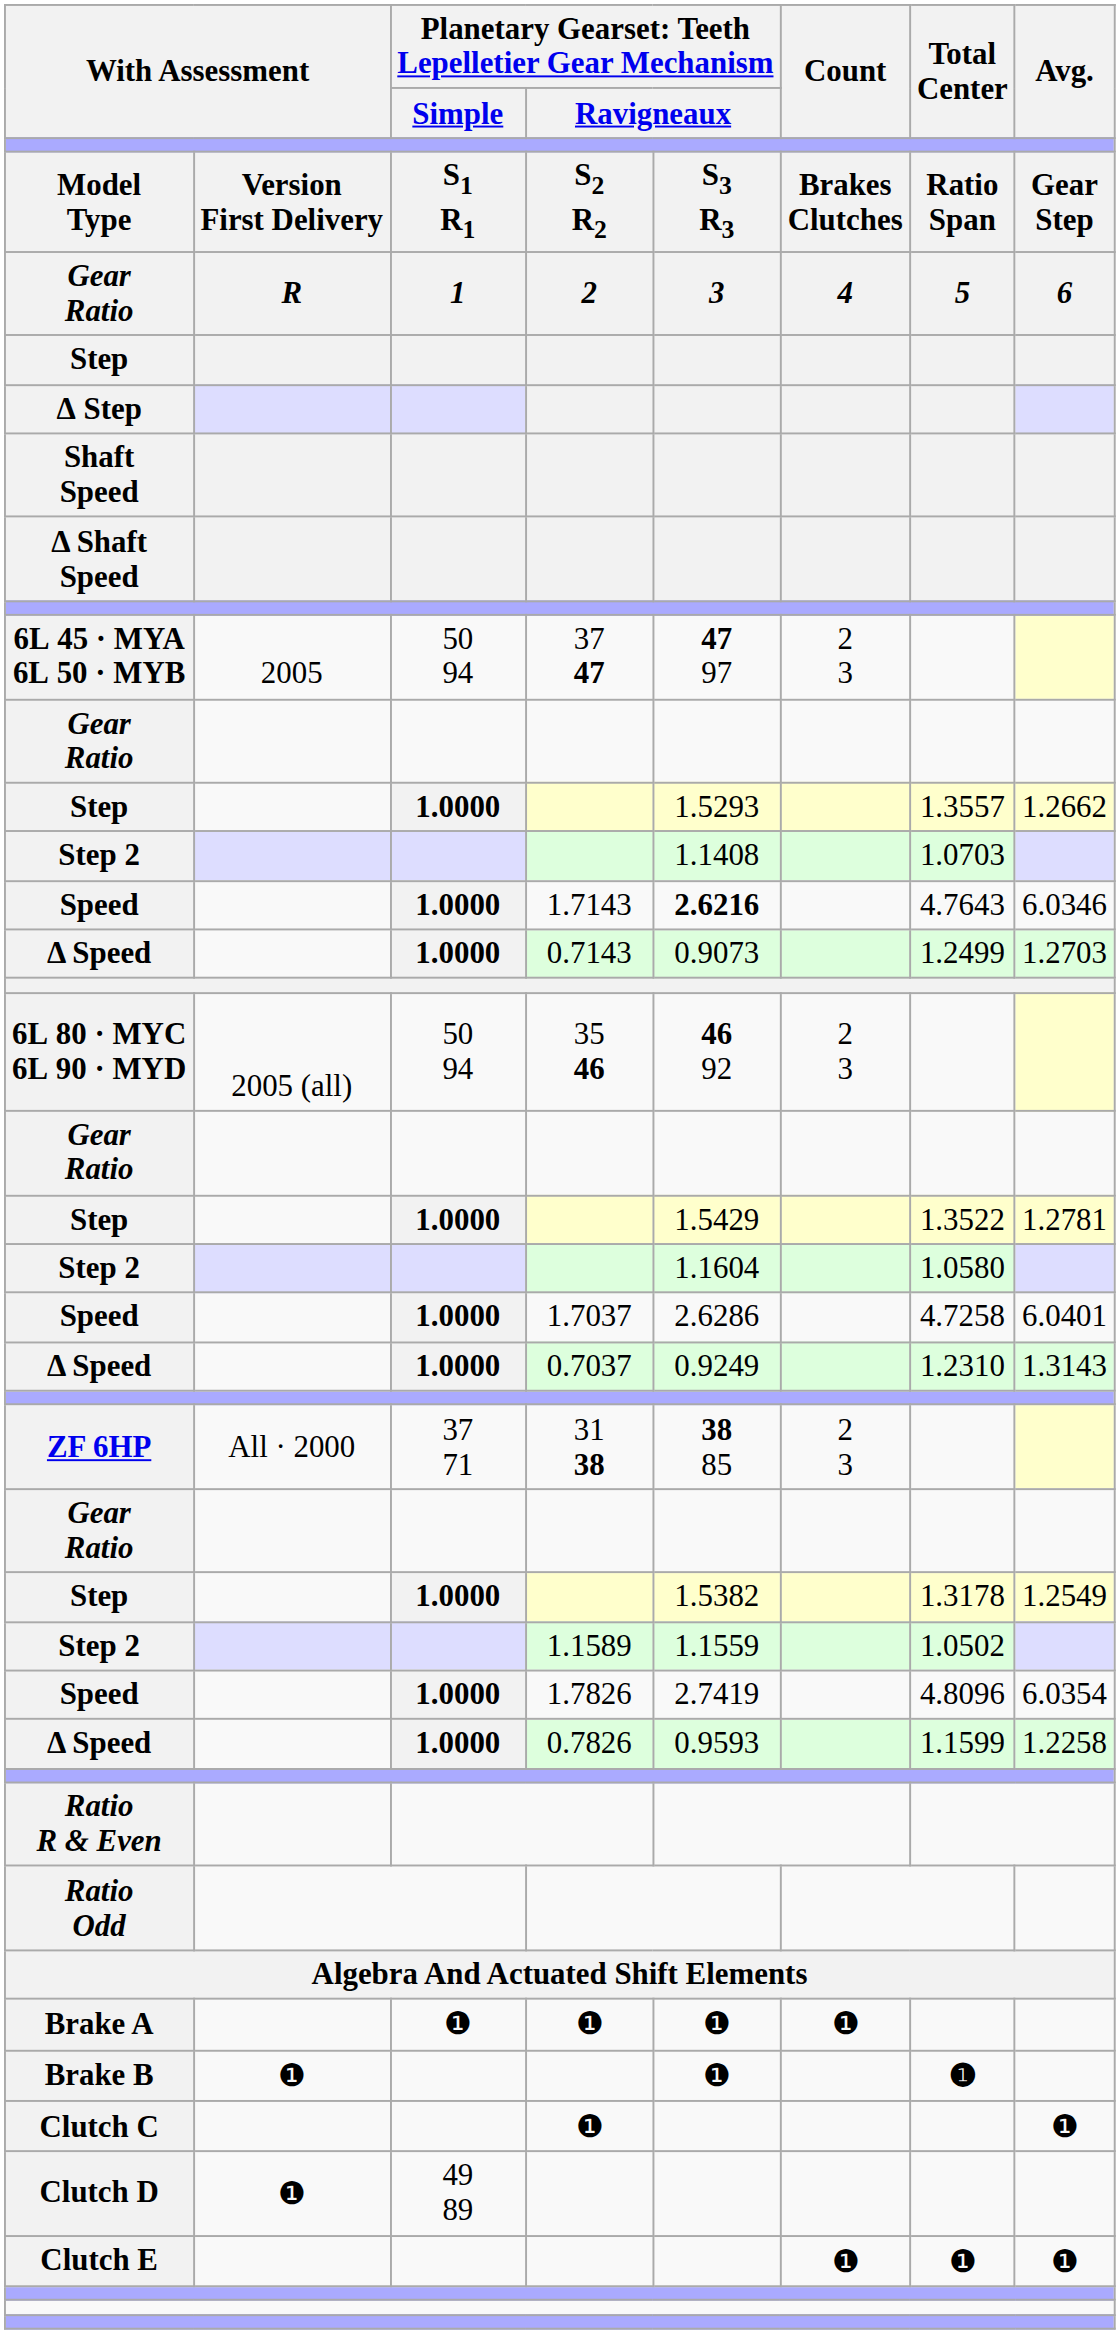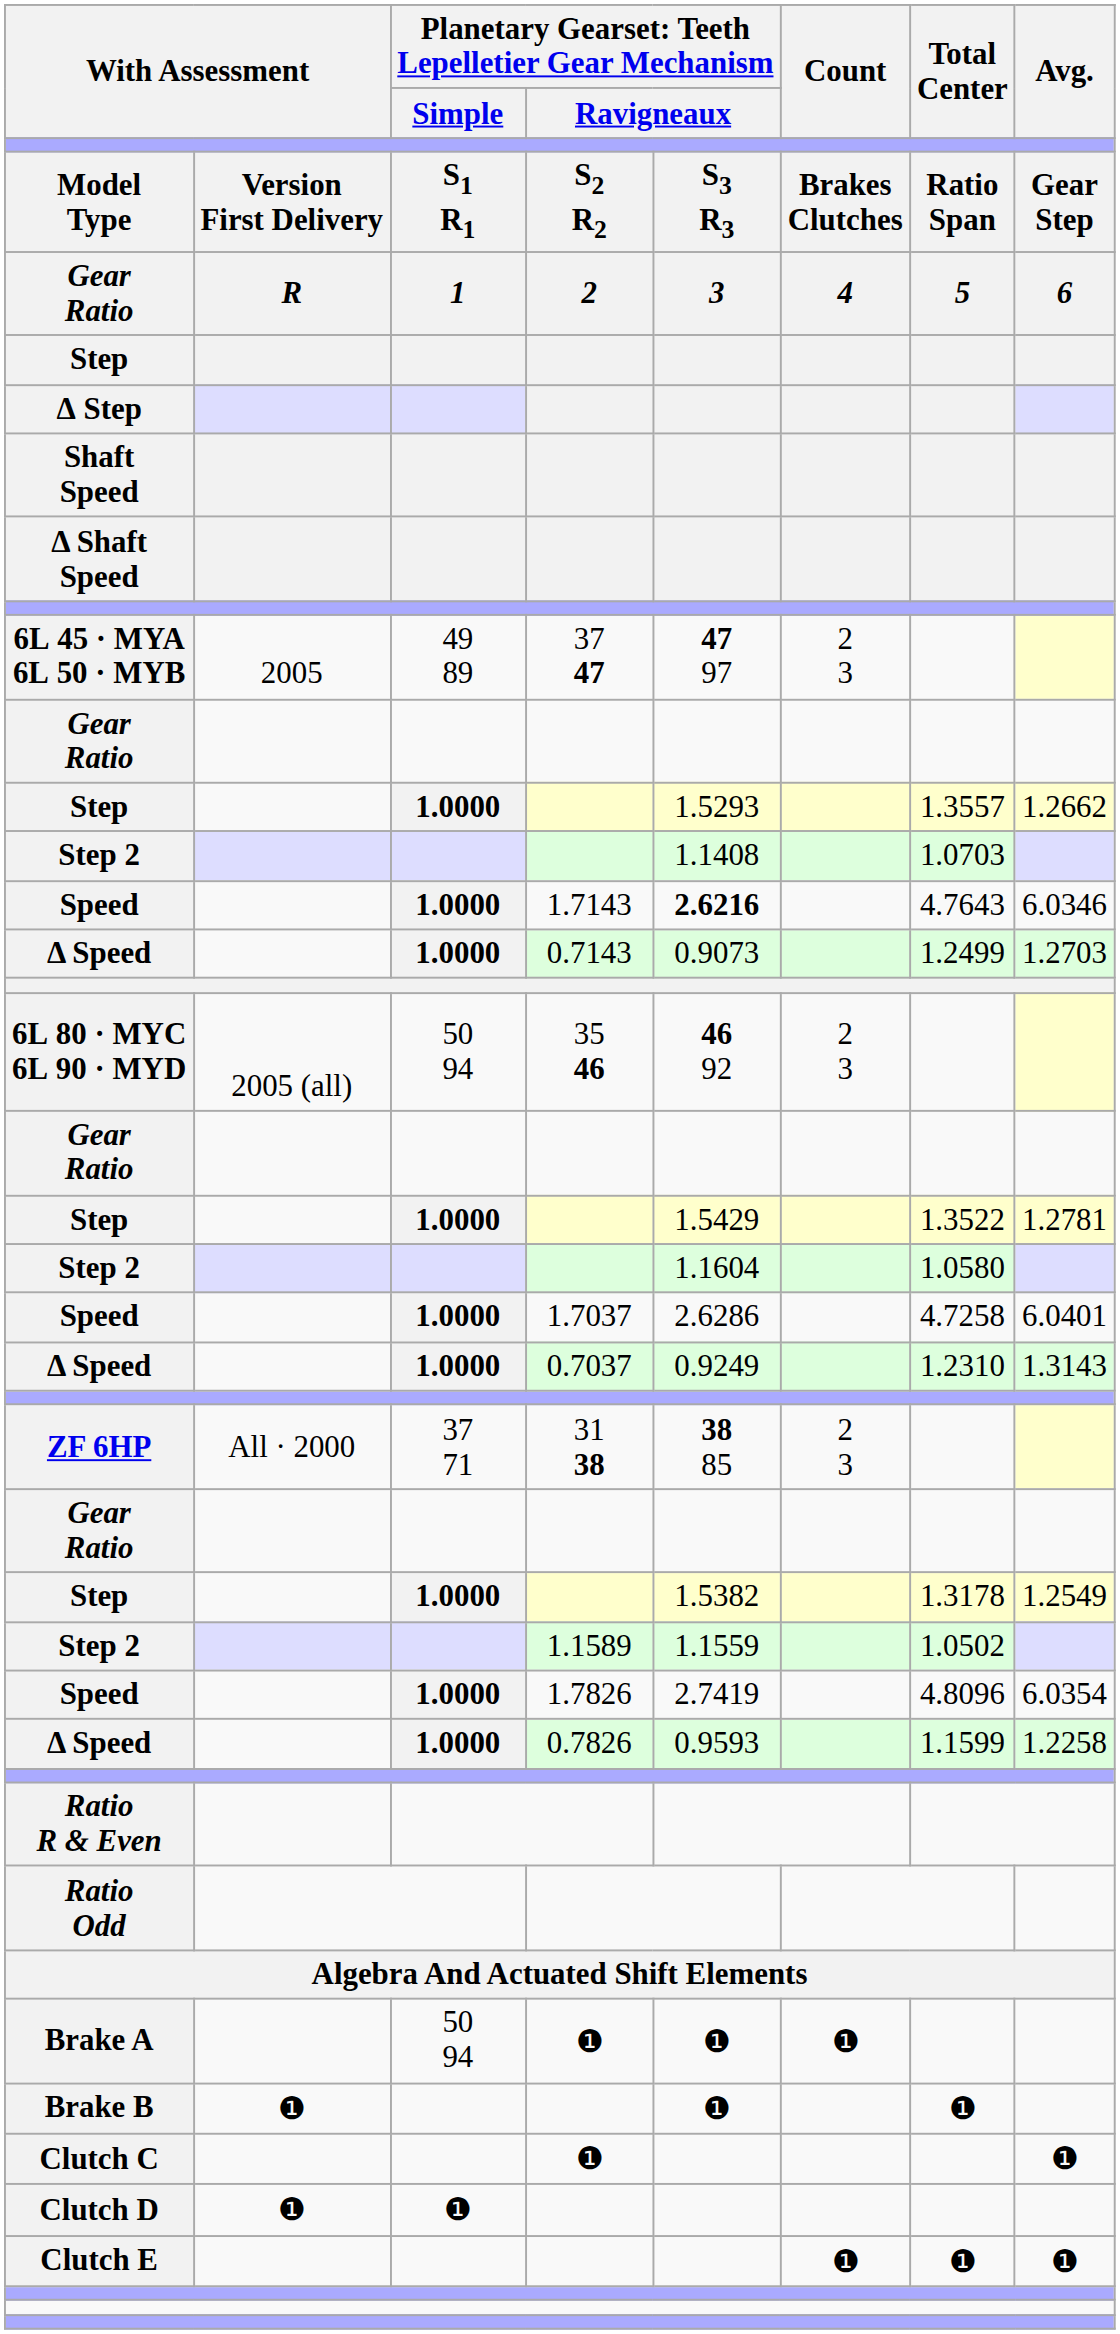(458, 656) 50 94 -> (458, 656) 49 89
(458, 2024) ❶ -> (458, 2040) 50 94
(962, 2075) bold -> (962, 2108) normal
(458, 2192) 49 89 -> (458, 2210) ❶
